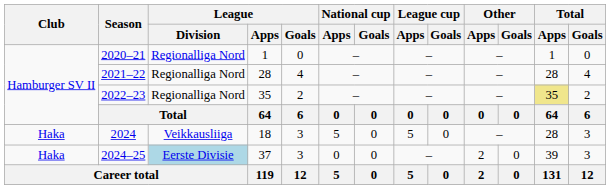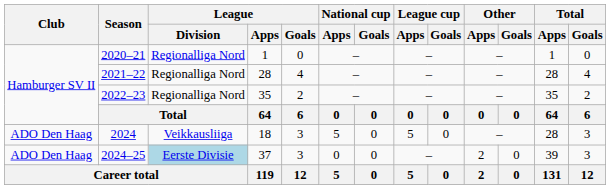(552, 94) khaki background -> (552, 94) no background
(51, 134) Haka -> (51, 134) ADO Den Haag
(51, 154) Haka -> (51, 154) ADO Den Haag
